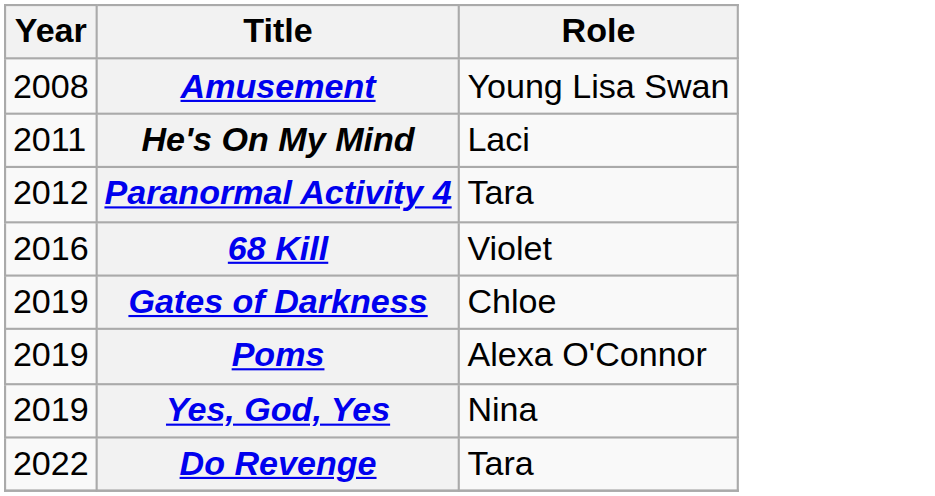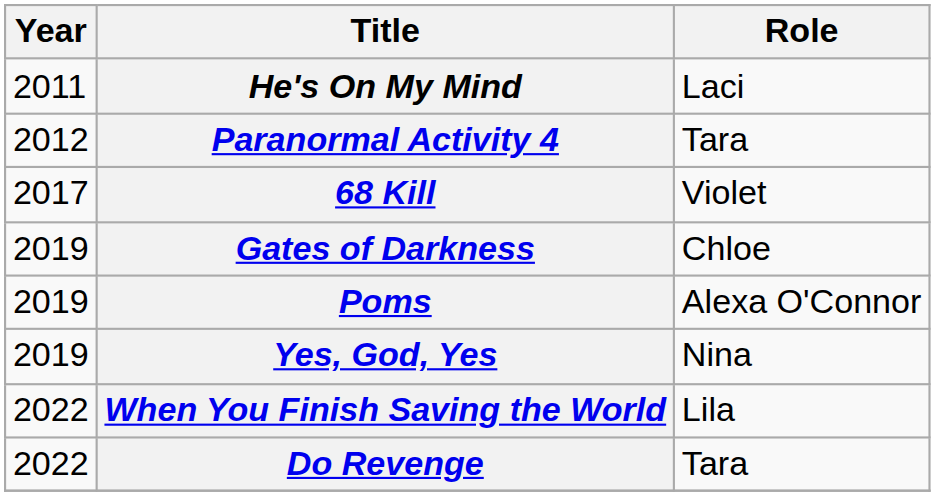- row: (278, 85)
(51, 247) 2016 -> (51, 193) 2017
+ row: (385, 409)
